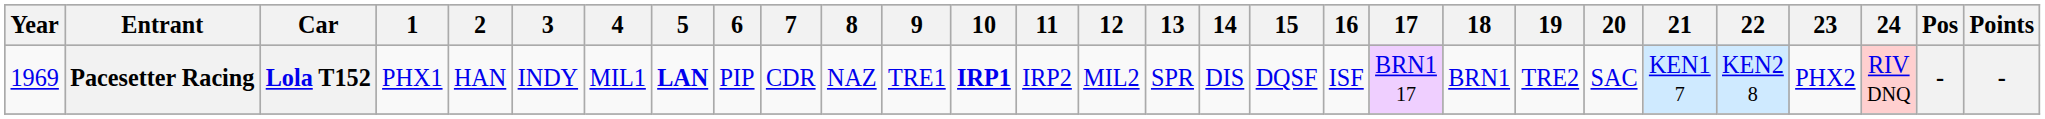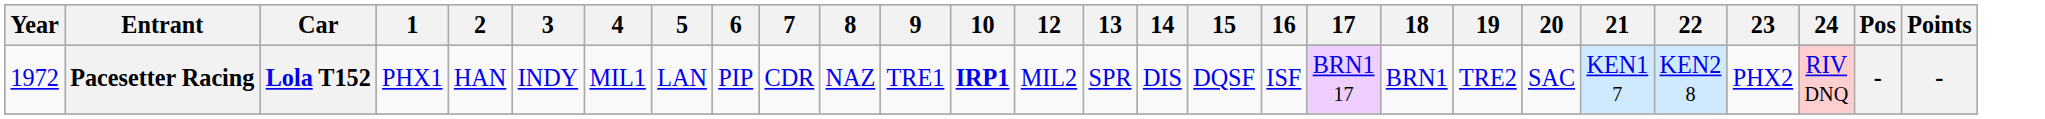- column: (1047, 24)
(35, 79) 1969 -> (35, 79) 1972
(683, 79) bold -> (682, 79) normal
